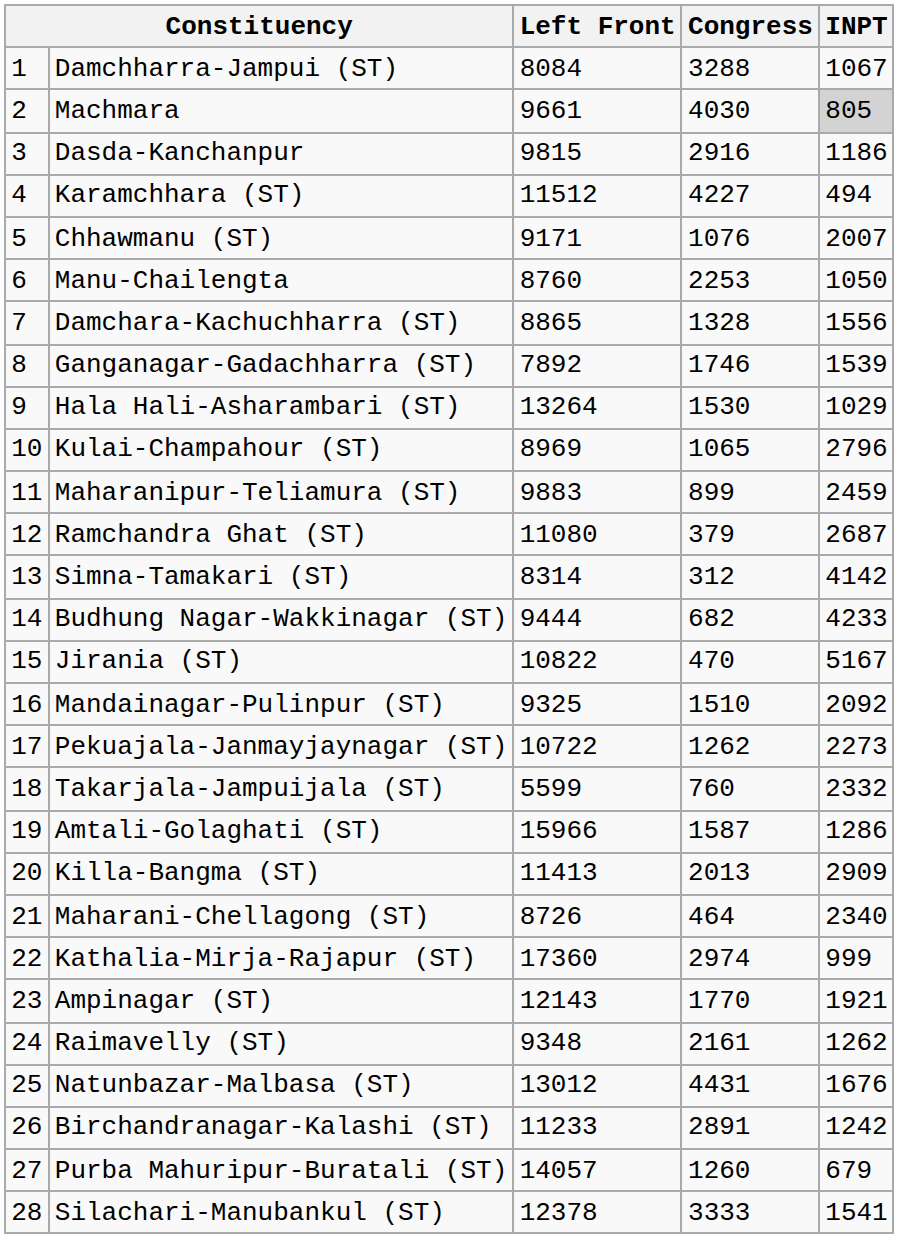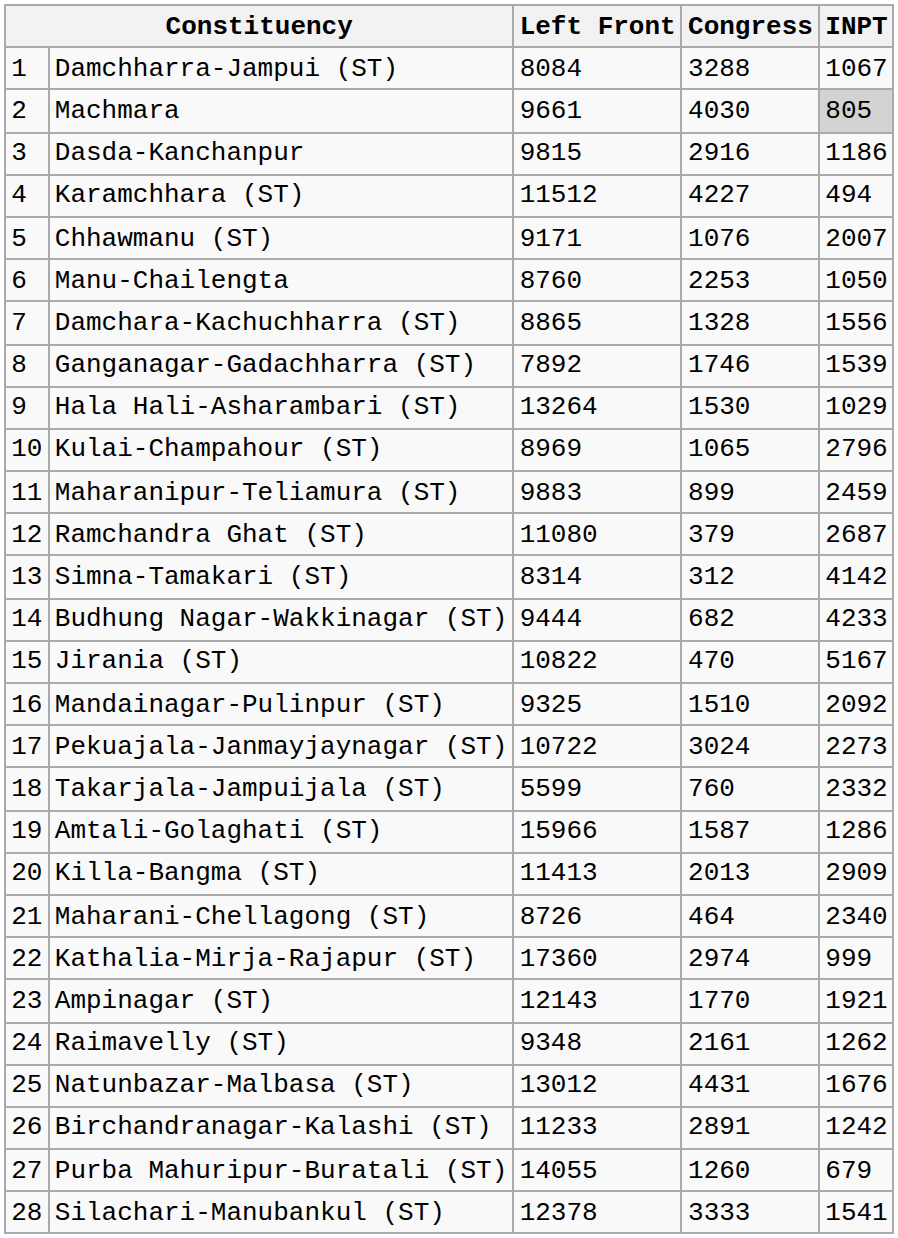(719, 747) 1262 -> (719, 747) 3024
(559, 1170) 14057 -> (559, 1170) 14055
